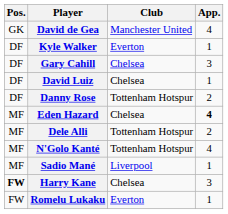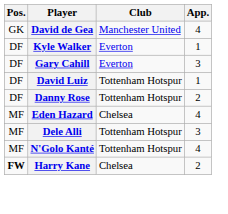(127, 64) Chelsea -> (116, 64) Everton
(127, 81) Chelsea -> (140, 81) Tottenham Hotspur
(209, 115) bold -> (198, 115) normal
(209, 132) 2 -> (198, 132) 3
- row: (68, 166)
(209, 183) 3 -> (198, 166) 2
- row: (68, 200)
